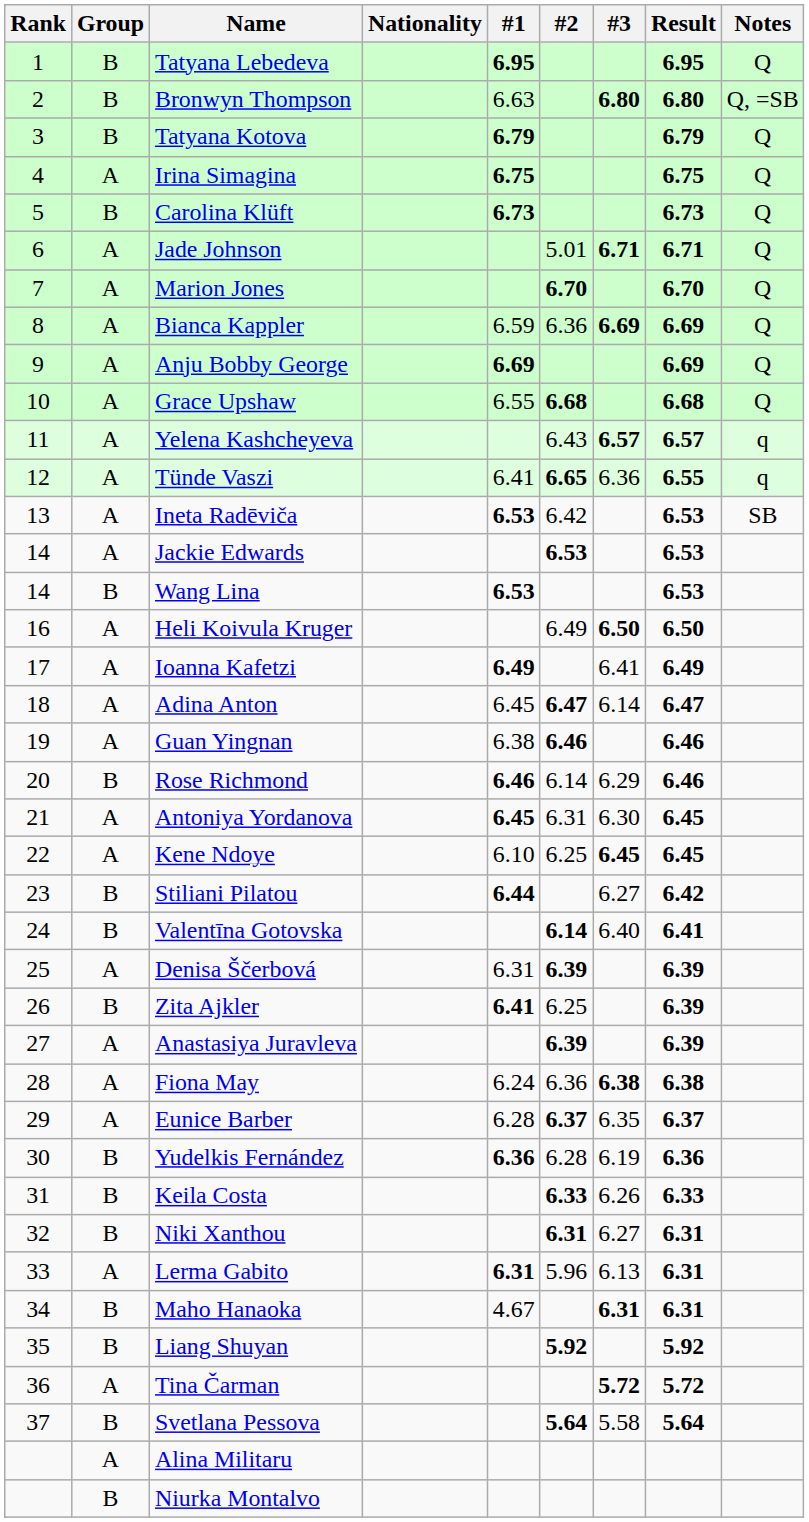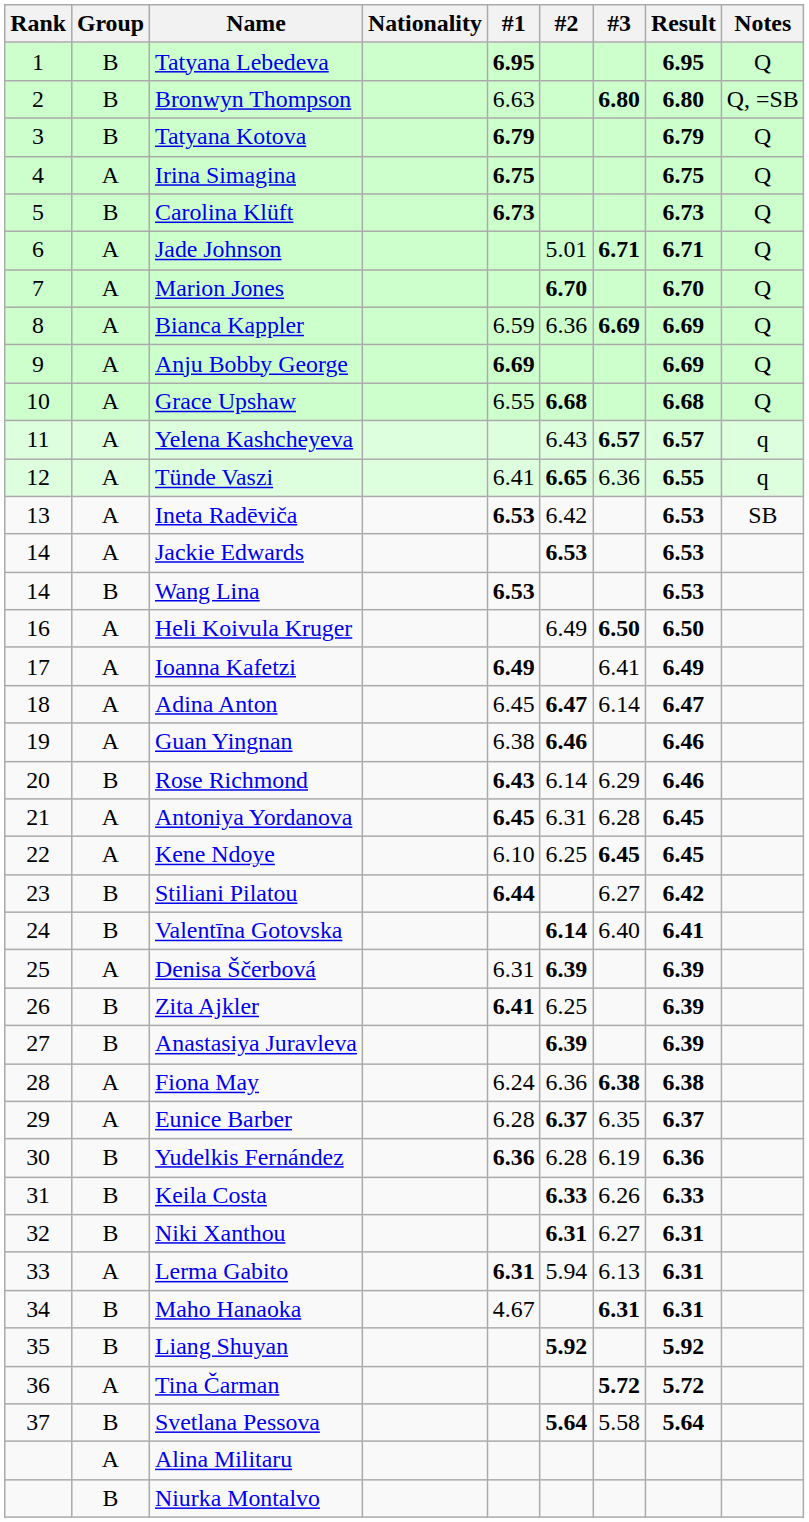(514, 779) 6.46 -> (514, 779) 6.43
(619, 817) 6.30 -> (619, 817) 6.28
(110, 1044) A -> (110, 1044) B
(566, 1271) 5.96 -> (566, 1271) 5.94
